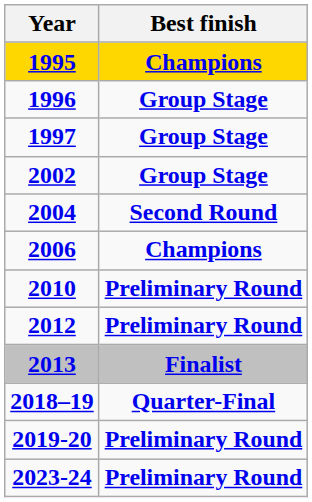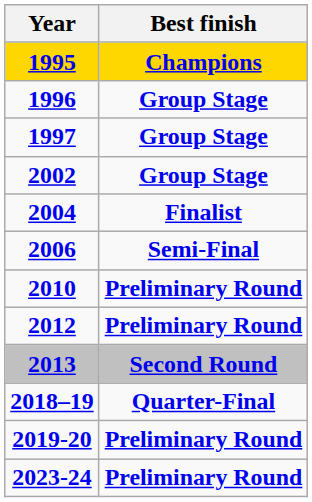(203, 212) Second Round -> (203, 212) Finalist
(203, 250) Champions -> (203, 250) Semi-Final
(203, 363) Finalist -> (203, 363) Second Round
